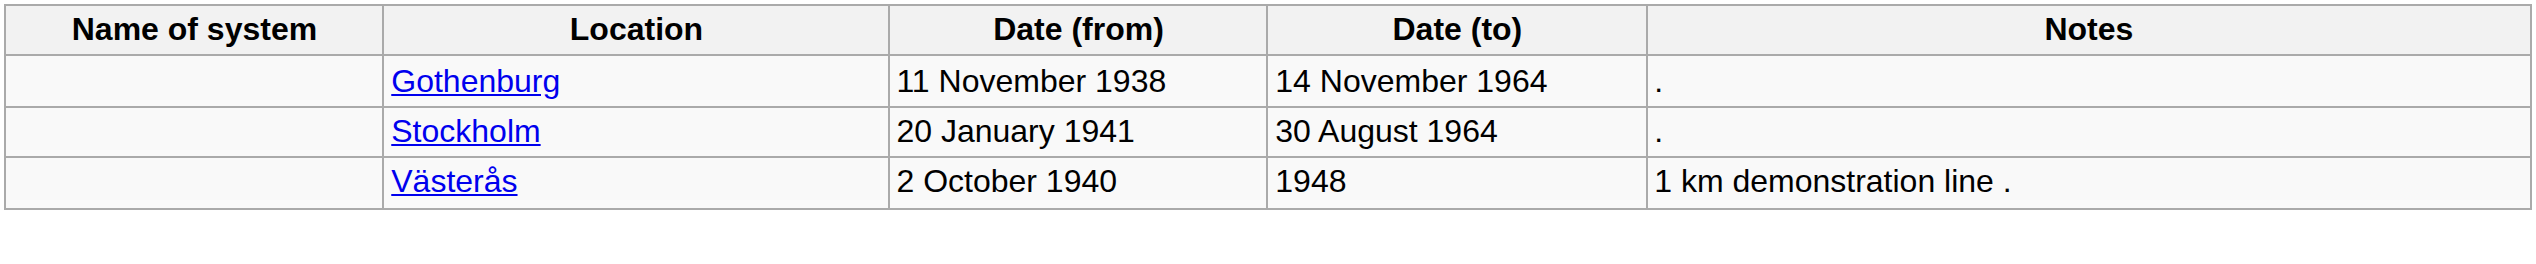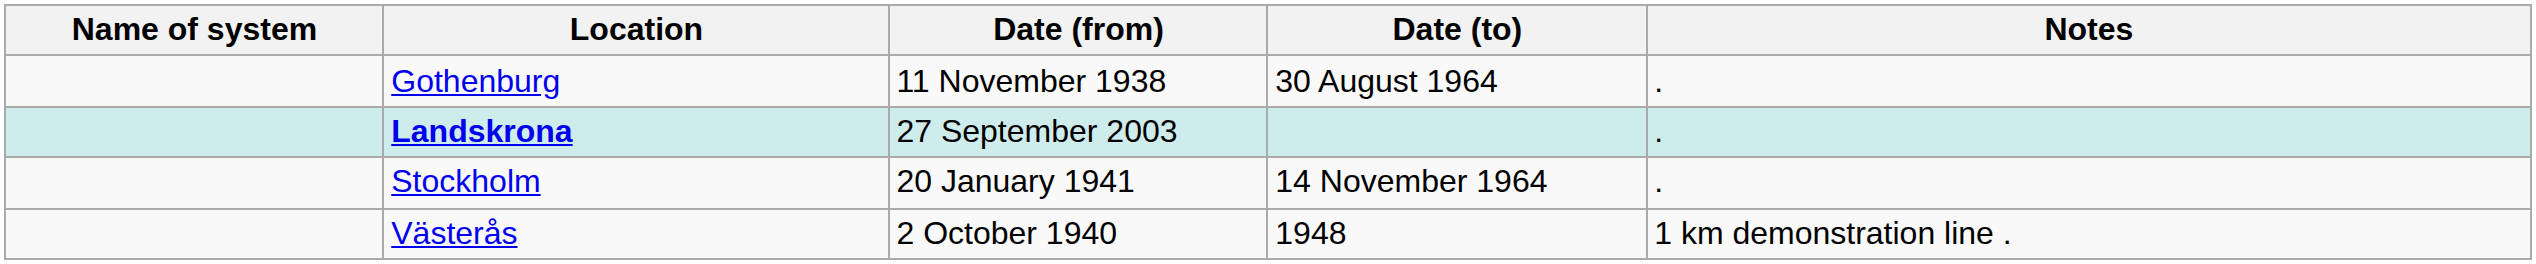(1411, 80) 14 November 1964 -> (1387, 80) 30 August 1964
+ row: (482, 131)
(1387, 131) 30 August 1964 -> (1411, 182) 14 November 1964
